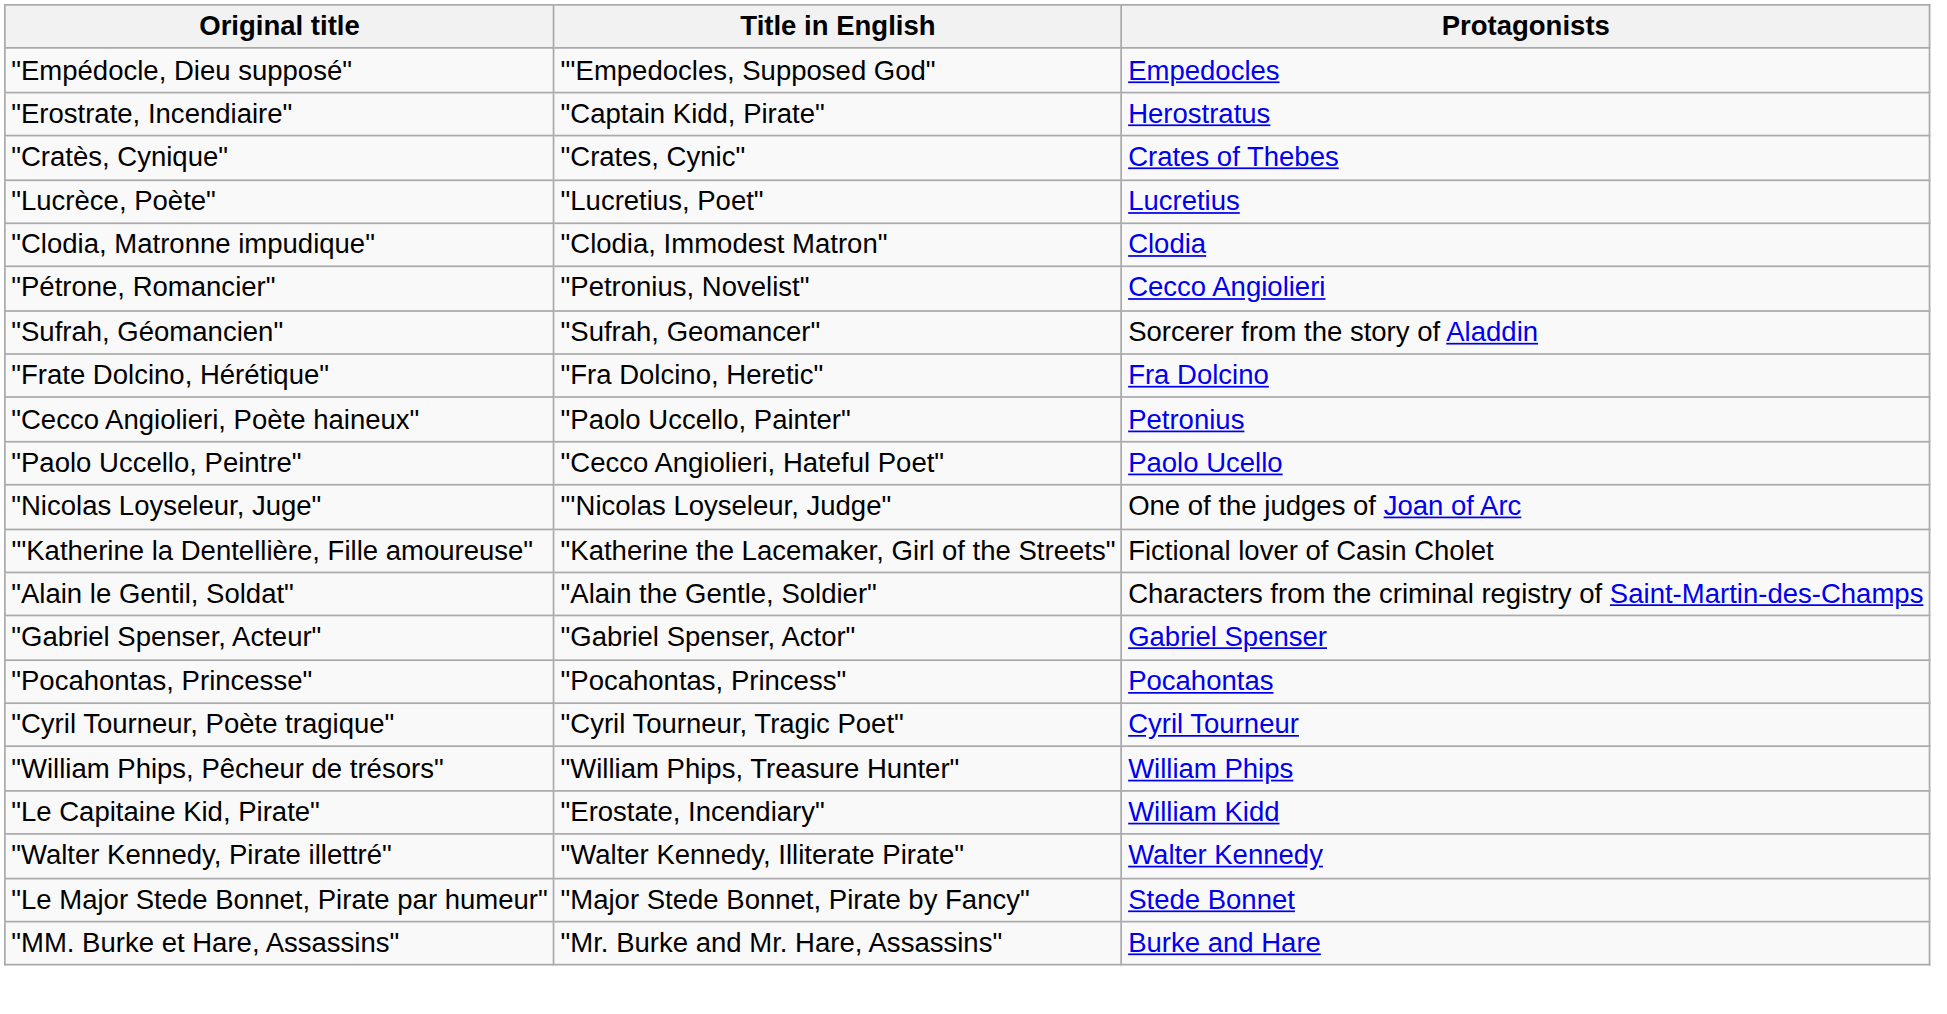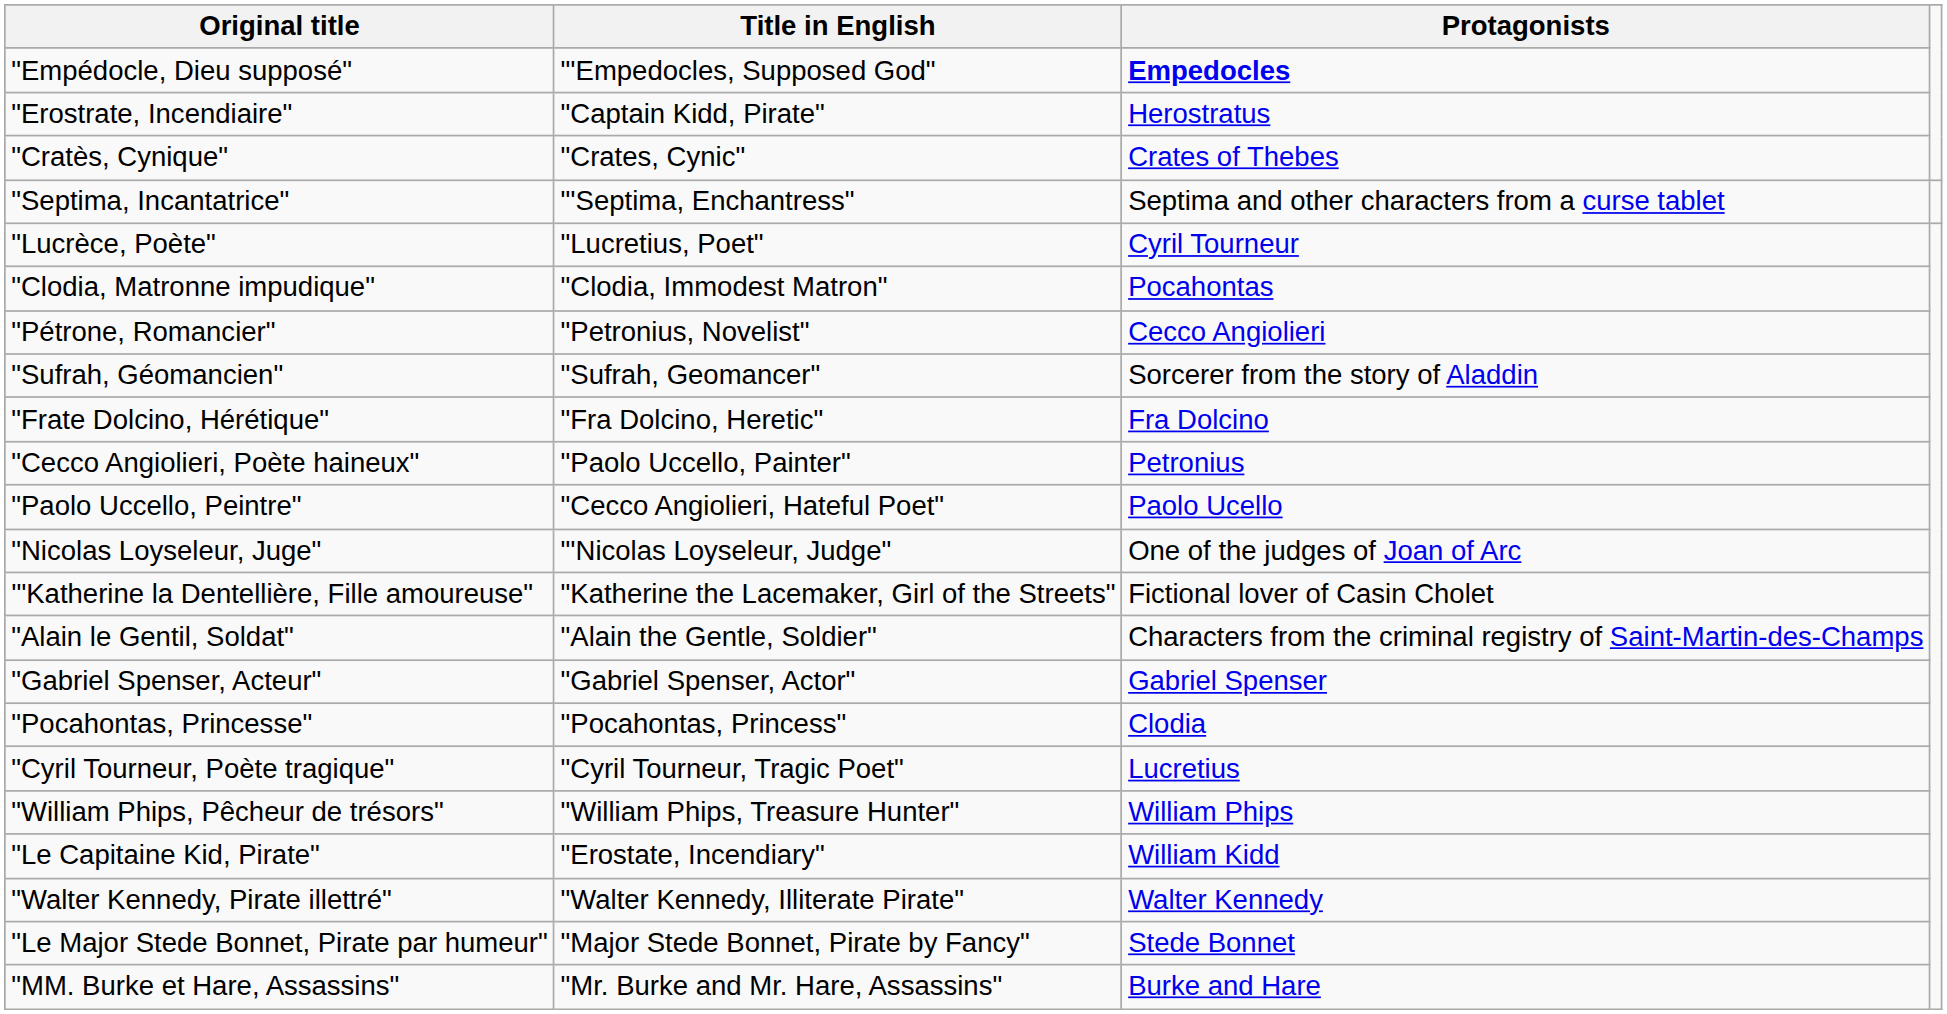(1204, 69) normal -> (1209, 69) bold
+ row: (150, 200)
(1184, 200) Lucretius -> (1214, 244) Cyril Tourneur
(1167, 244) Clodia -> (1201, 288) Pocahontas
(1201, 680) Pocahontas -> (1167, 724) Clodia
(1214, 724) Cyril Tourneur -> (1184, 768) Lucretius
